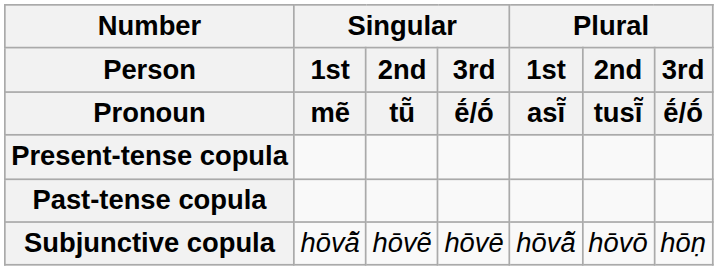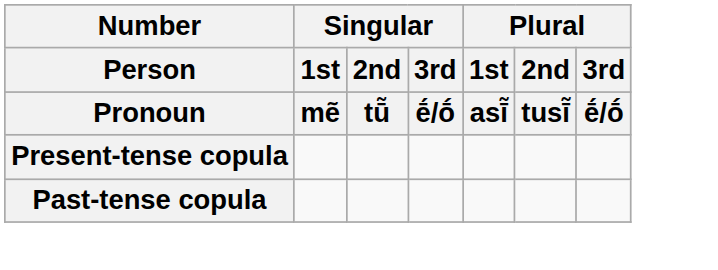- row: (150, 243)
